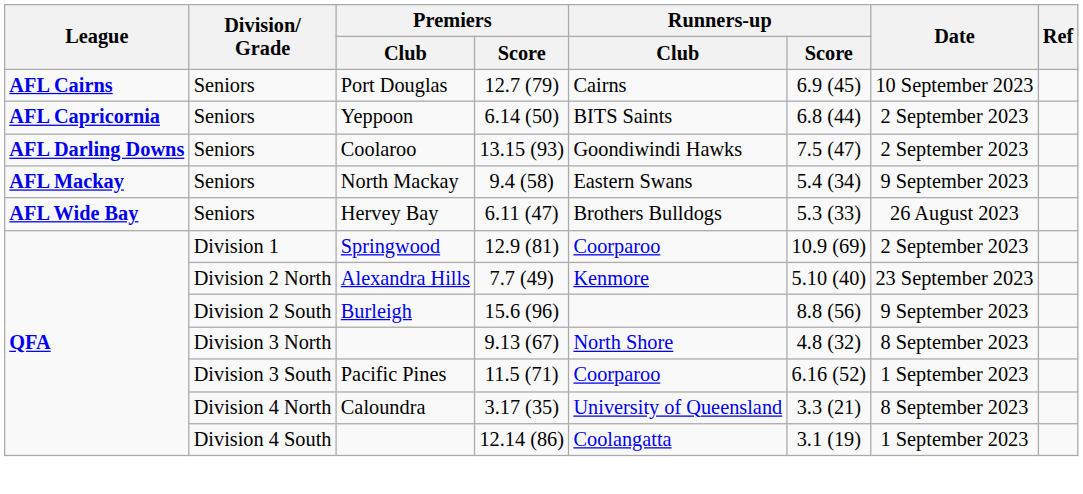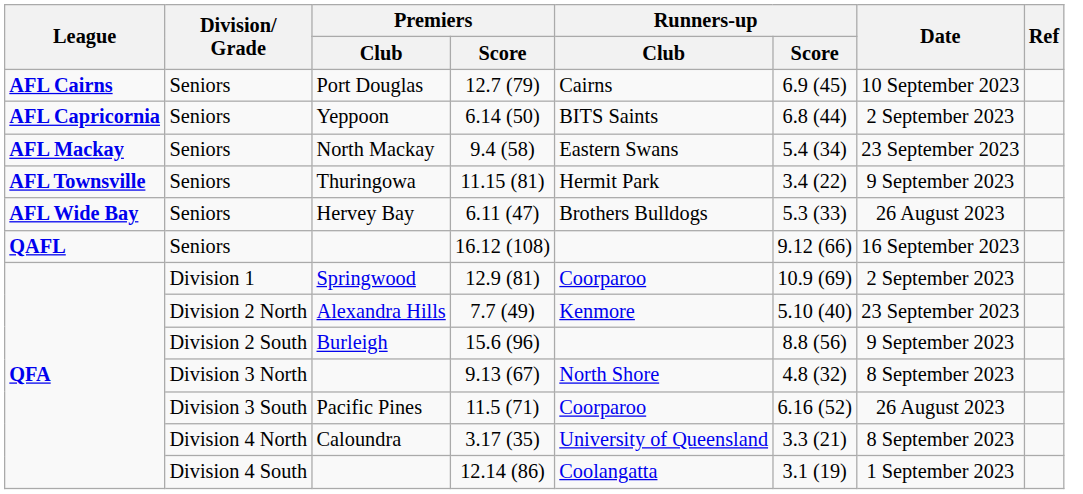- row: (522, 149)
(954, 181) 9 September 2023 -> (940, 149) 23 September 2023
+ row: (503, 181)
+ row: (503, 246)
(954, 375) 1 September 2023 -> (940, 407) 26 August 2023
